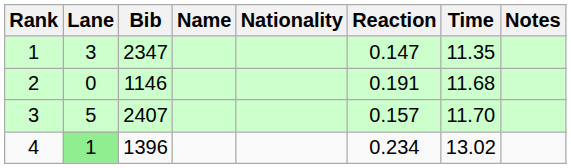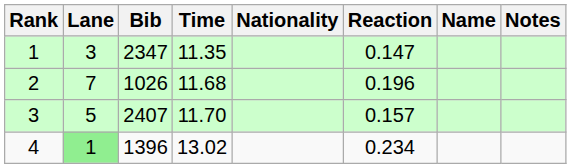columns swapped: (204, 20) <-> (471, 20)
(91, 83) 0 -> (91, 83) 7
(146, 83) 1146 -> (146, 83) 1026
(394, 83) 0.191 -> (390, 83) 0.196
